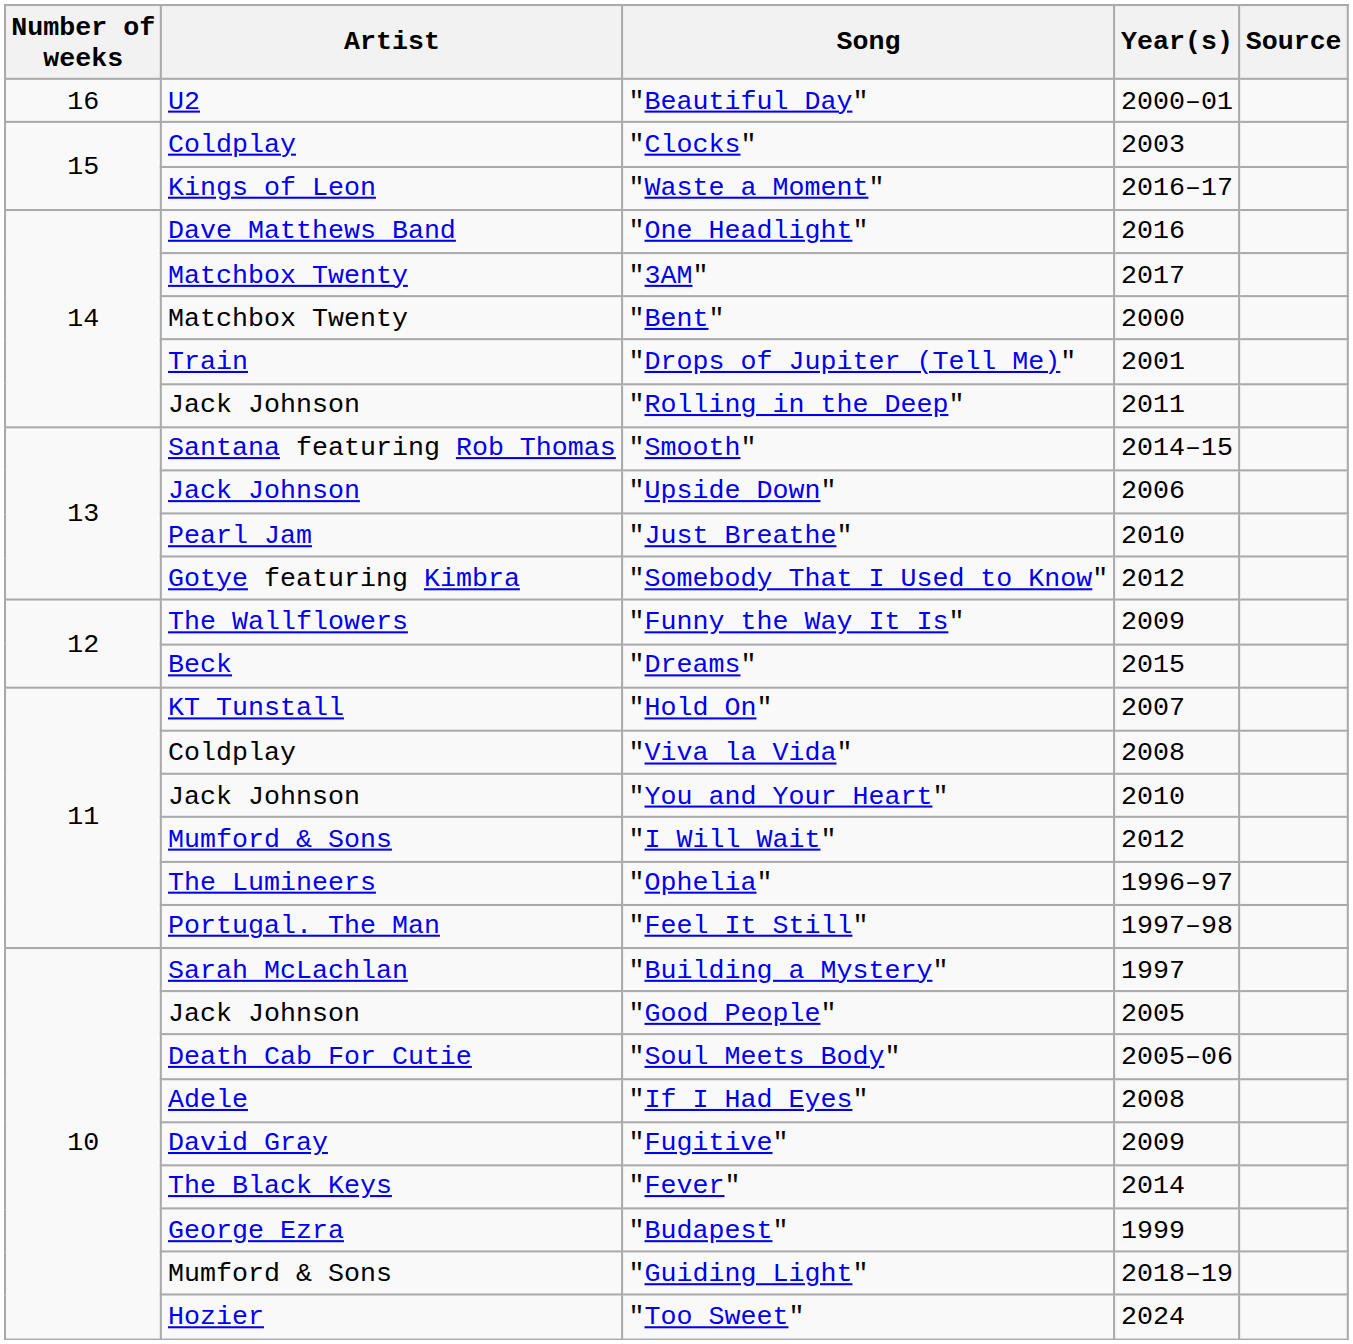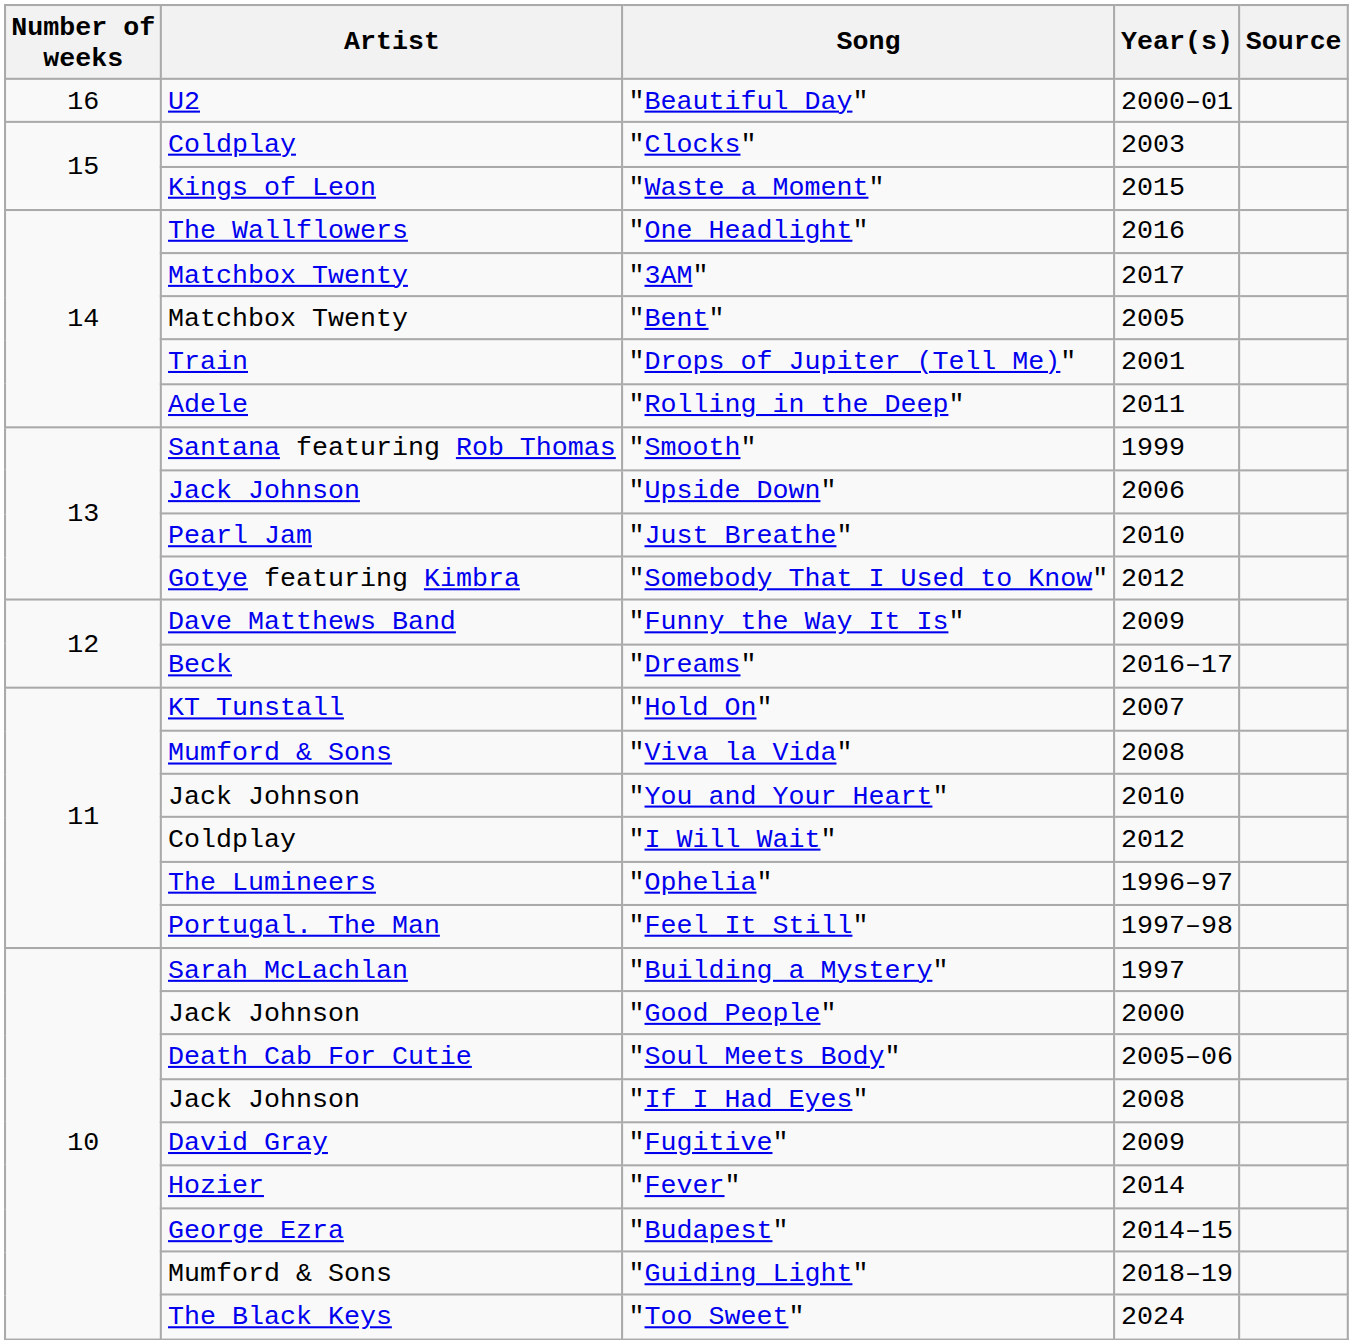(1177, 188) 2016–17 -> (1153, 188) 2015
(312, 231) Dave Matthews Band -> (288, 231) The Wallflowers
(1153, 318) 2000 -> (1153, 318) 2005
(264, 405) Jack Johnson -> (208, 405) Adele
(1177, 448) 2014–15 -> (1153, 448) 1999
(288, 622) The Wallflowers -> (312, 622) Dave Matthews Band
(1153, 666) 2015 -> (1177, 666) 2016–17
(232, 752) Coldplay -> (280, 752) Mumford & Sons
(280, 839) Mumford & Sons -> (232, 839) Coldplay
(1153, 1013) 2005 -> (1153, 1013) 2000
(208, 1100) Adele -> (264, 1100) Jack Johnson
(280, 1187) The Black Keys -> (216, 1187) Hozier
(1153, 1230) 1999 -> (1177, 1230) 2014–15
(216, 1317) Hozier -> (280, 1317) The Black Keys
